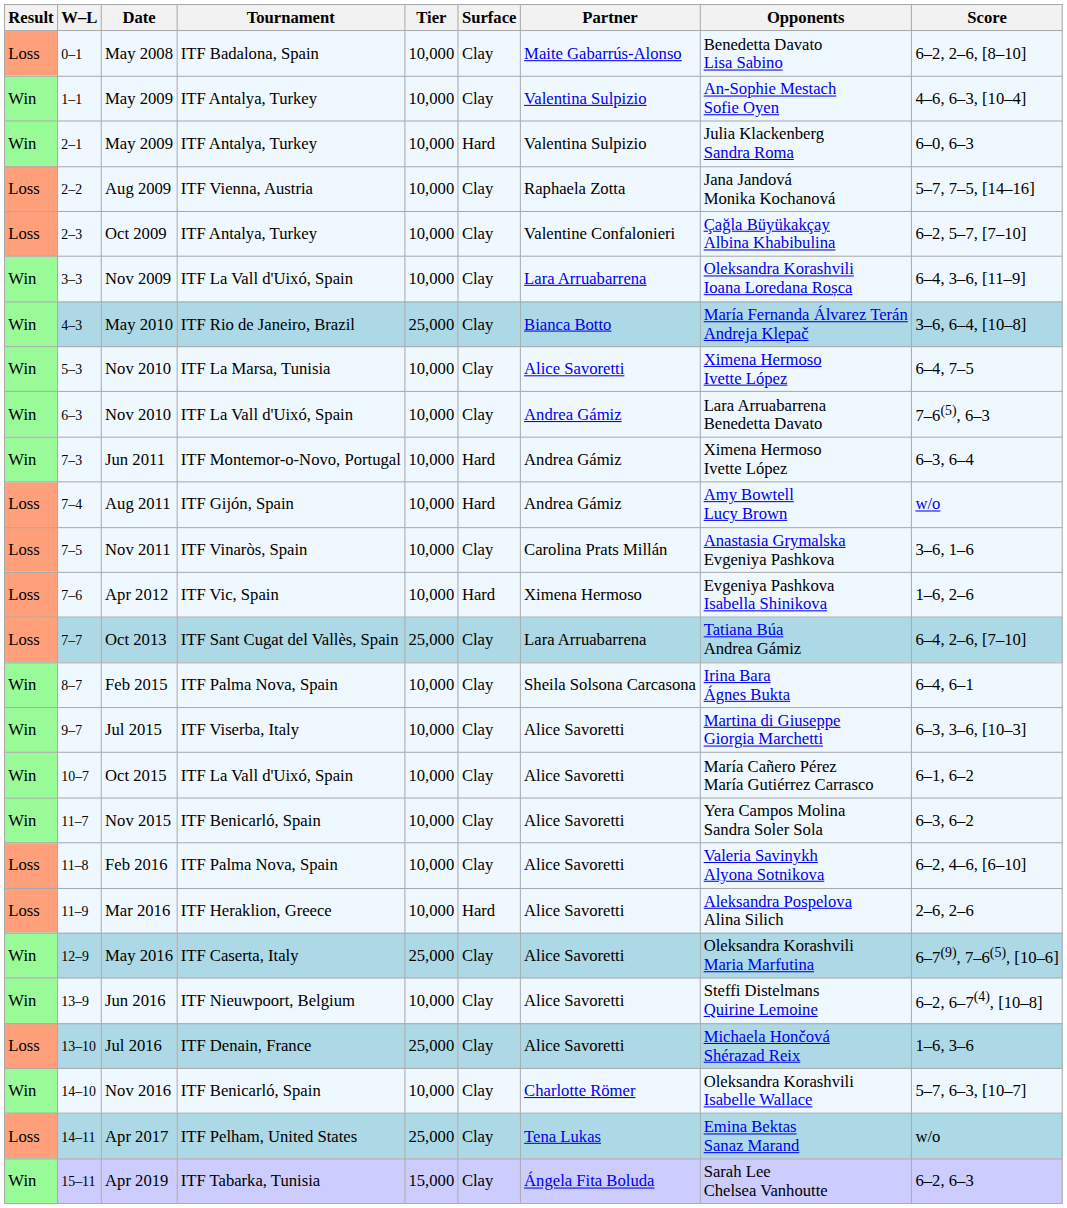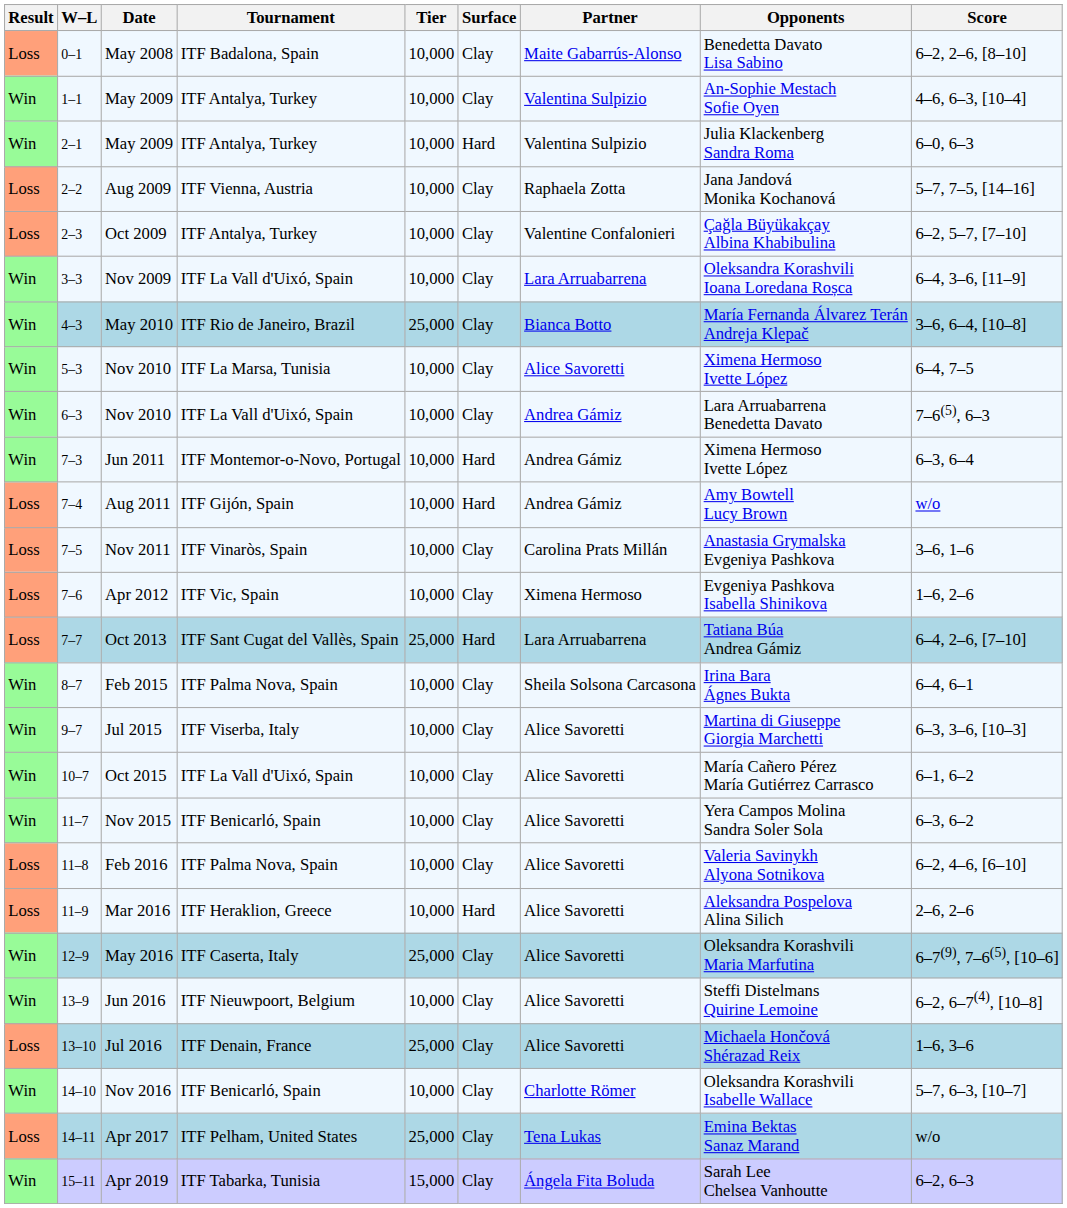(479, 594) Hard -> (478, 594) Clay
(478, 639) Clay -> (479, 639) Hard
